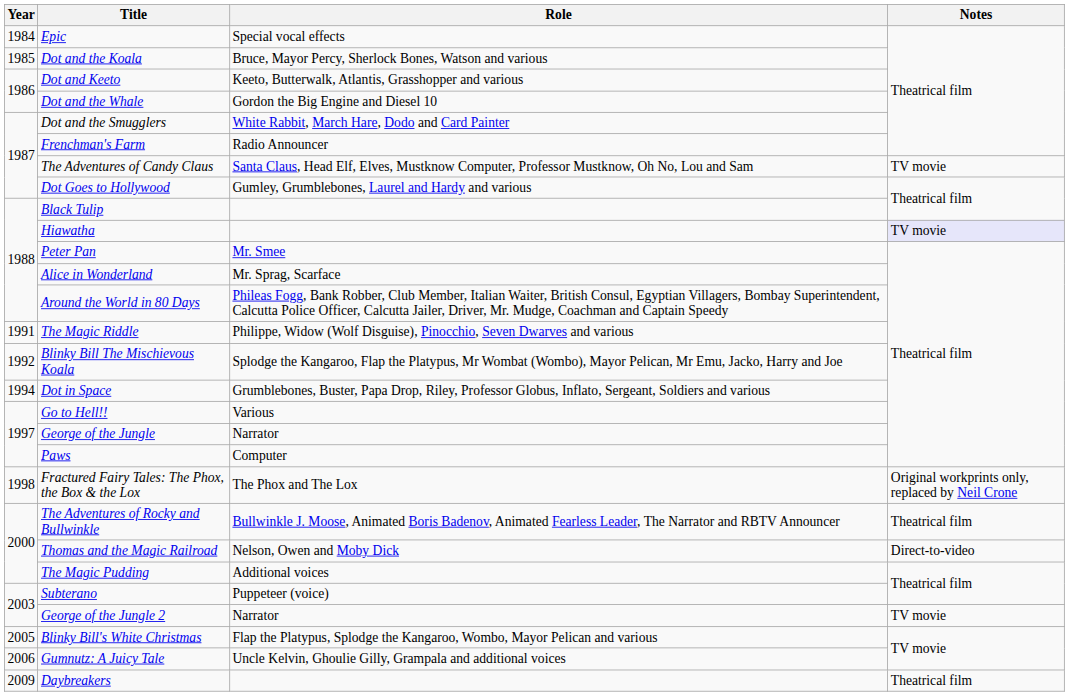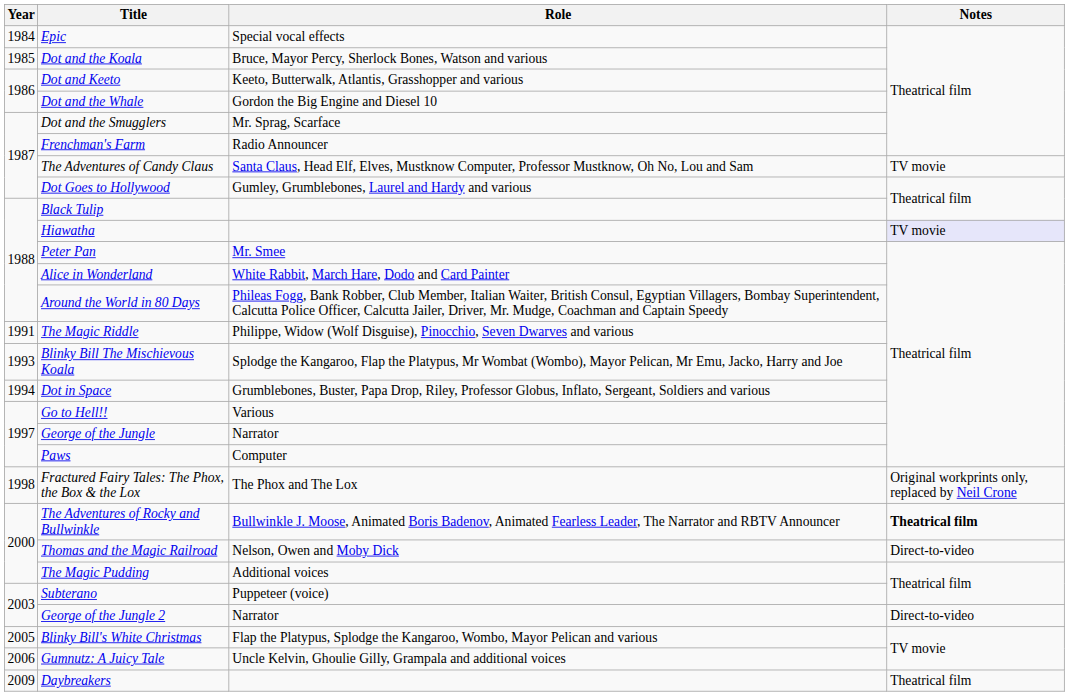(371, 123) White Rabbit, March Hare, Dodo and Card Painter -> (286, 123) Mr. Sprag, Scarface
(286, 274) Mr. Sprag, Scarface -> (371, 274) White Rabbit, March Hare, Dodo and Card Painter
(21, 361) 1992 -> (21, 361) 1993
(931, 521) normal -> (934, 521) bold
(918, 615) TV movie -> (932, 615) Direct-to-video
